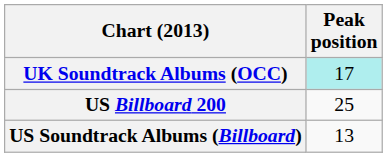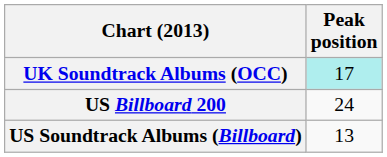(344, 104) 25 -> (344, 104) 24
